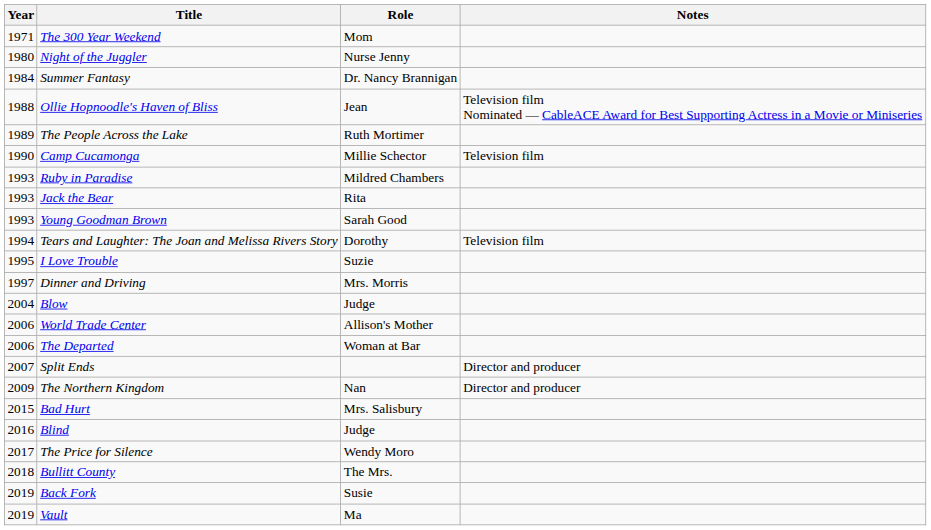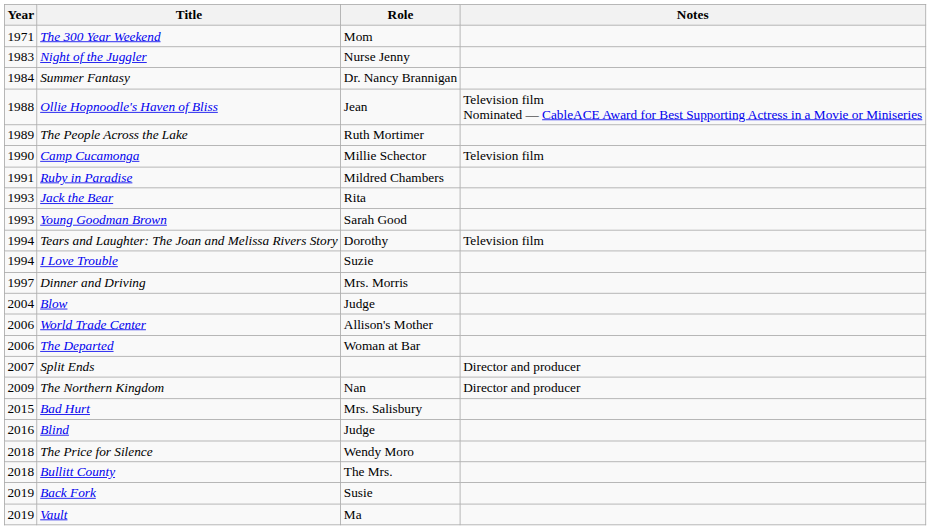(21, 57) 1980 -> (21, 57) 1983
(21, 177) 1993 -> (21, 177) 1991
(21, 261) 1995 -> (21, 261) 1994
(21, 451) 2017 -> (21, 451) 2018
